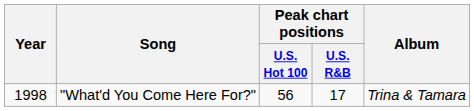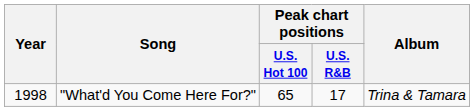(285, 94) 56 -> (285, 94) 65
